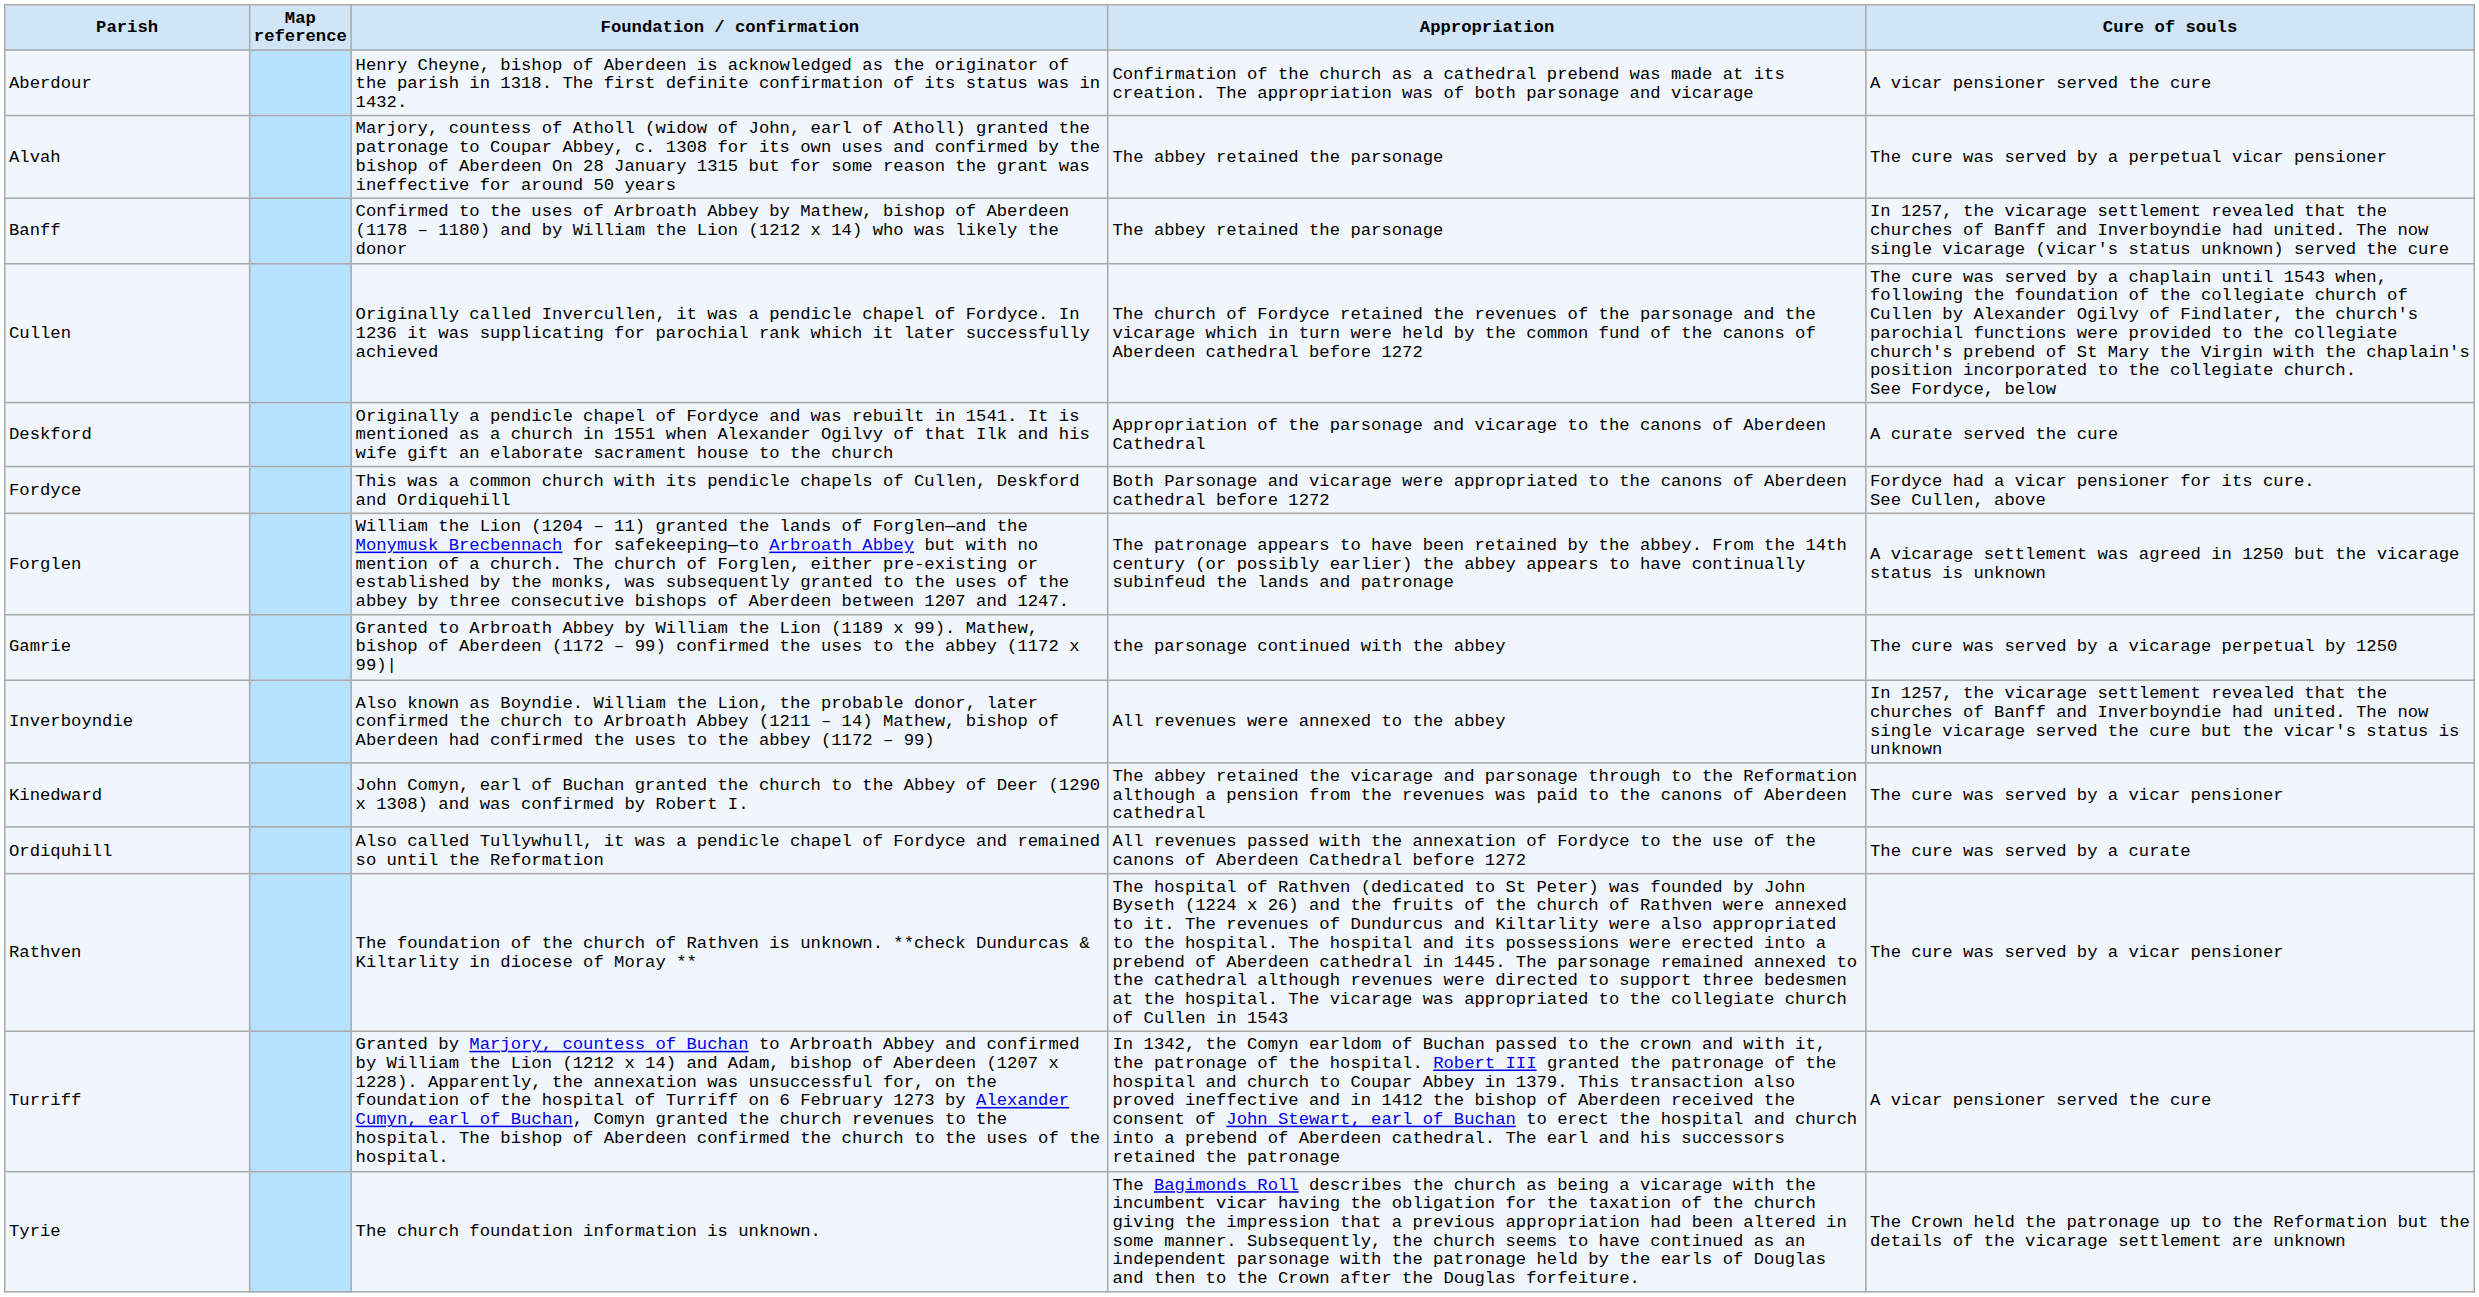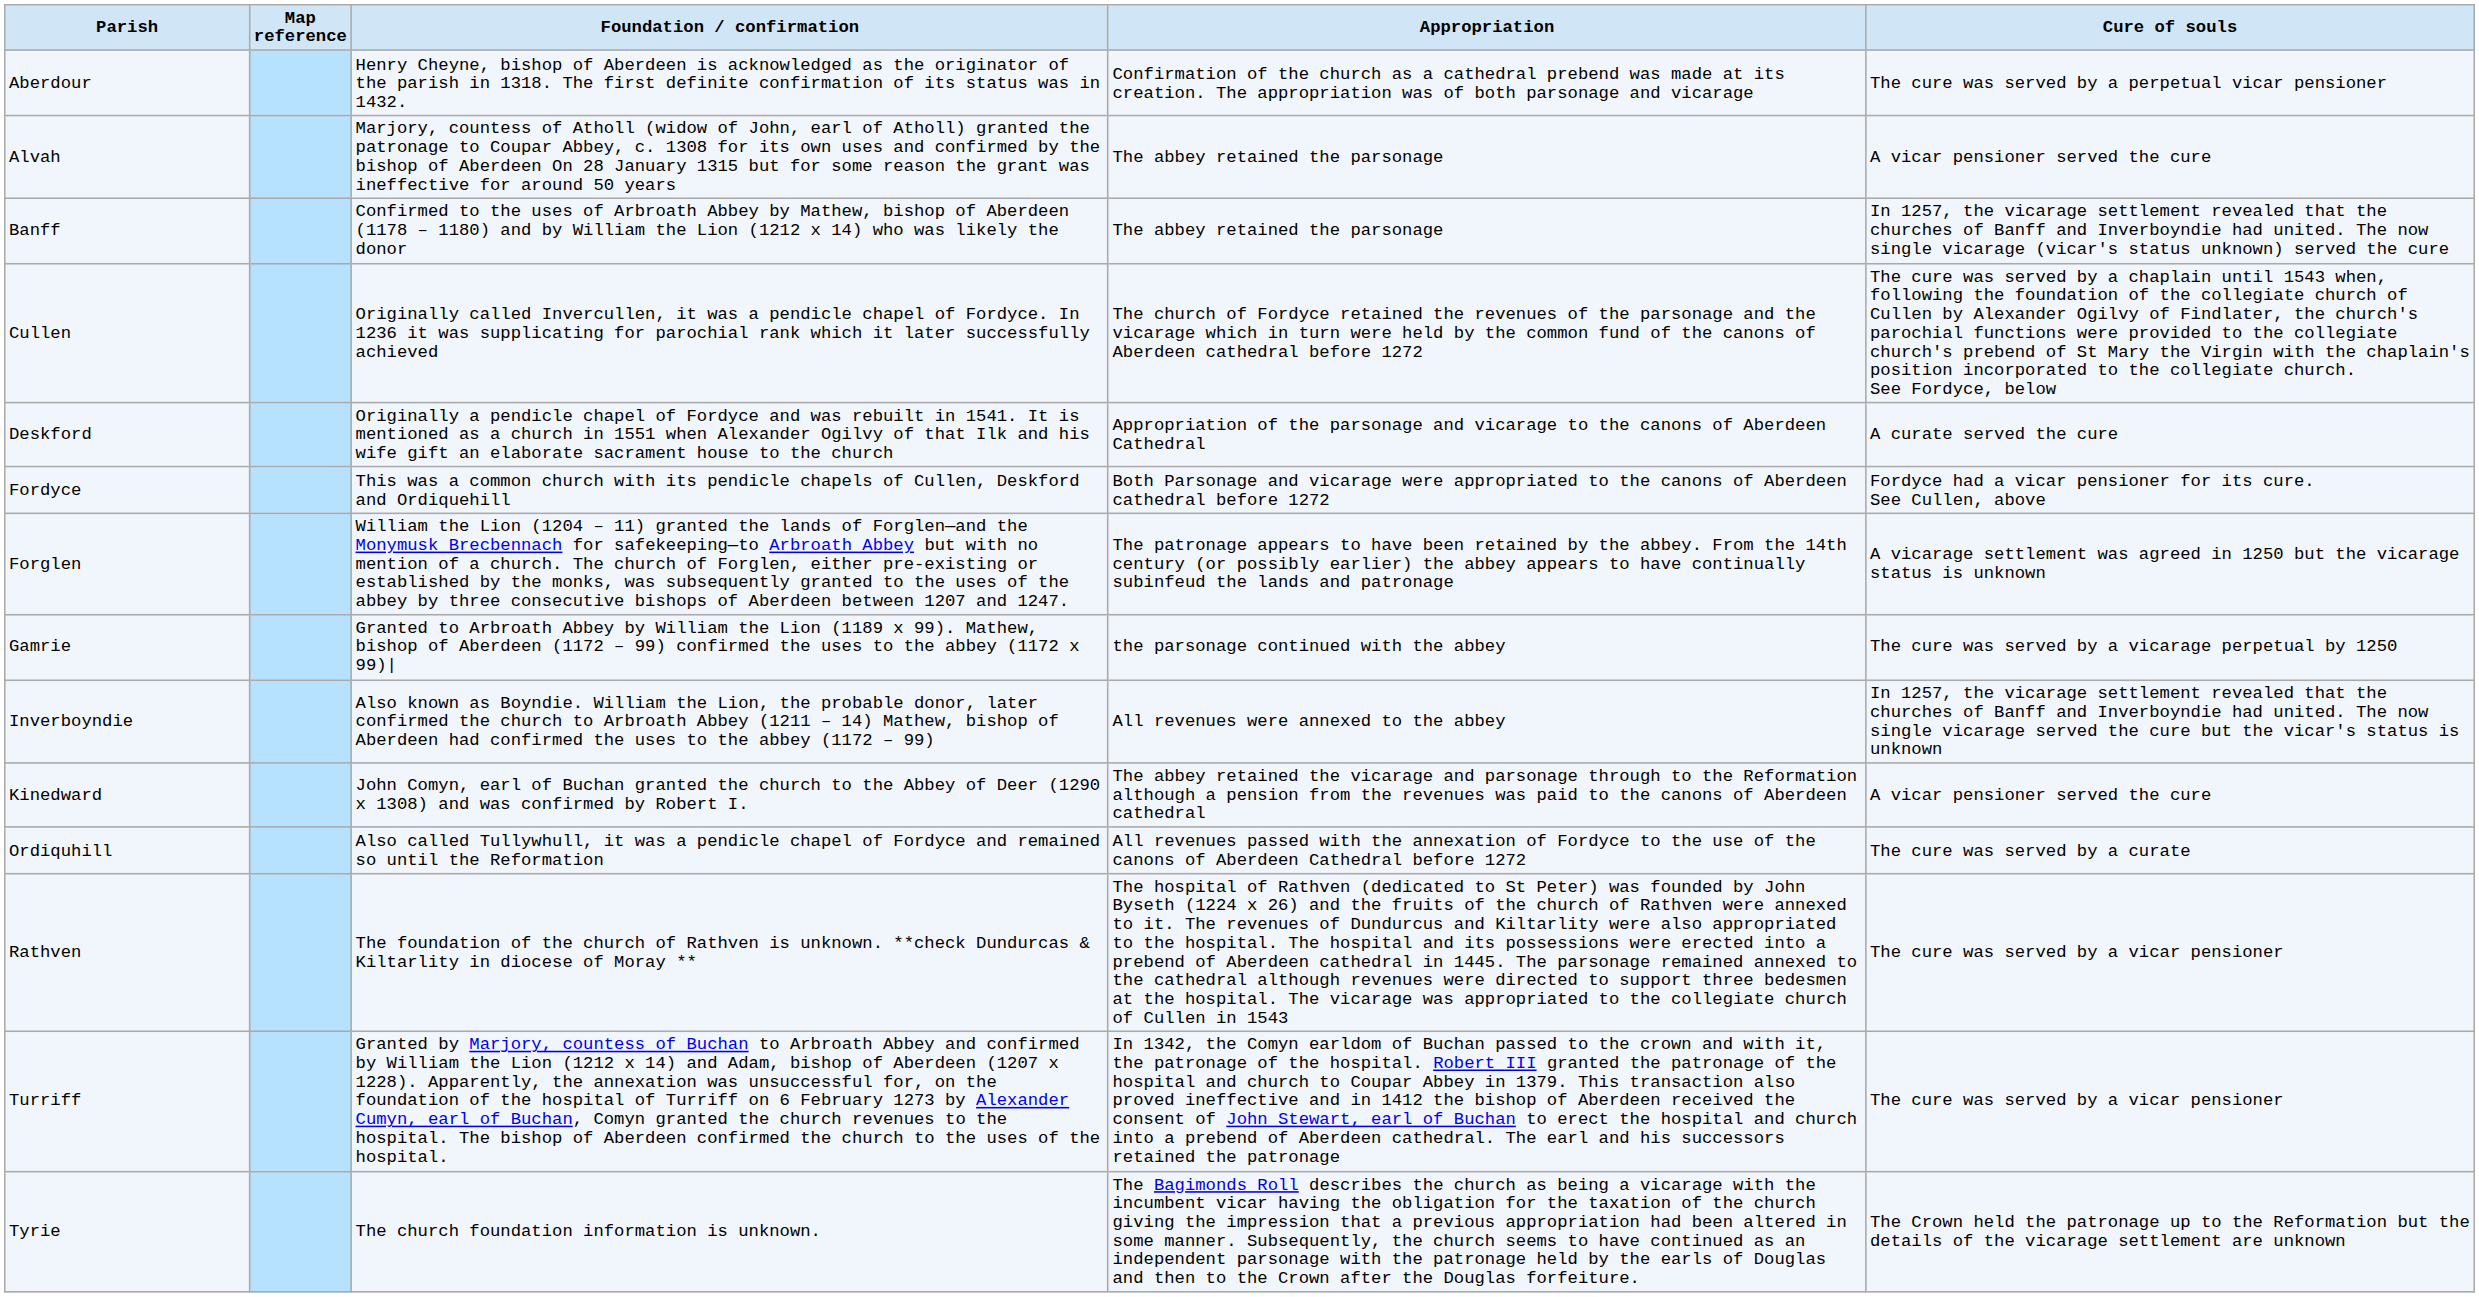(2041, 83) A vicar pensioner served the cure -> (2129, 83) The cure was served by a perpetual vicar pensioner
(2129, 157) The cure was served by a perpetual vicar pensioner -> (2041, 157) A vicar pensioner served the cure
(2077, 795) The cure was served by a vicar pensioner -> (2041, 795) A vicar pensioner served the cure
(2041, 1101) A vicar pensioner served the cure -> (2077, 1101) The cure was served by a vicar pensioner
